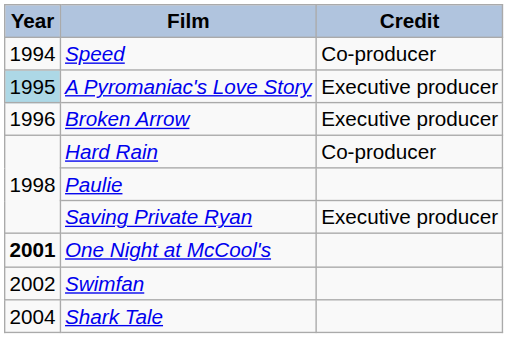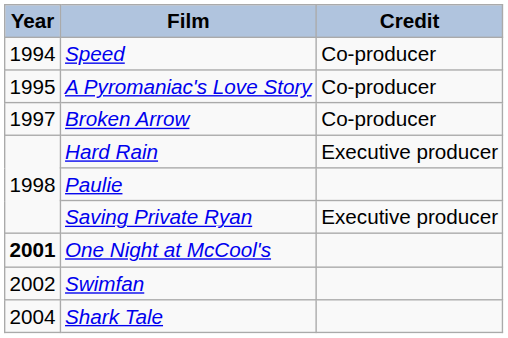(32, 87) lightblue background -> (32, 87) no background
(410, 87) Executive producer -> (379, 87) Co-producer
(32, 119) 1996 -> (32, 119) 1997
(410, 119) Executive producer -> (379, 119) Co-producer
(379, 152) Co-producer -> (410, 152) Executive producer
